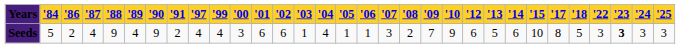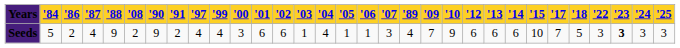columns swapped: (135, 14) <-> (410, 14)
(495, 33) 5 -> (495, 33) 6
(558, 33) 8 -> (558, 33) 7
